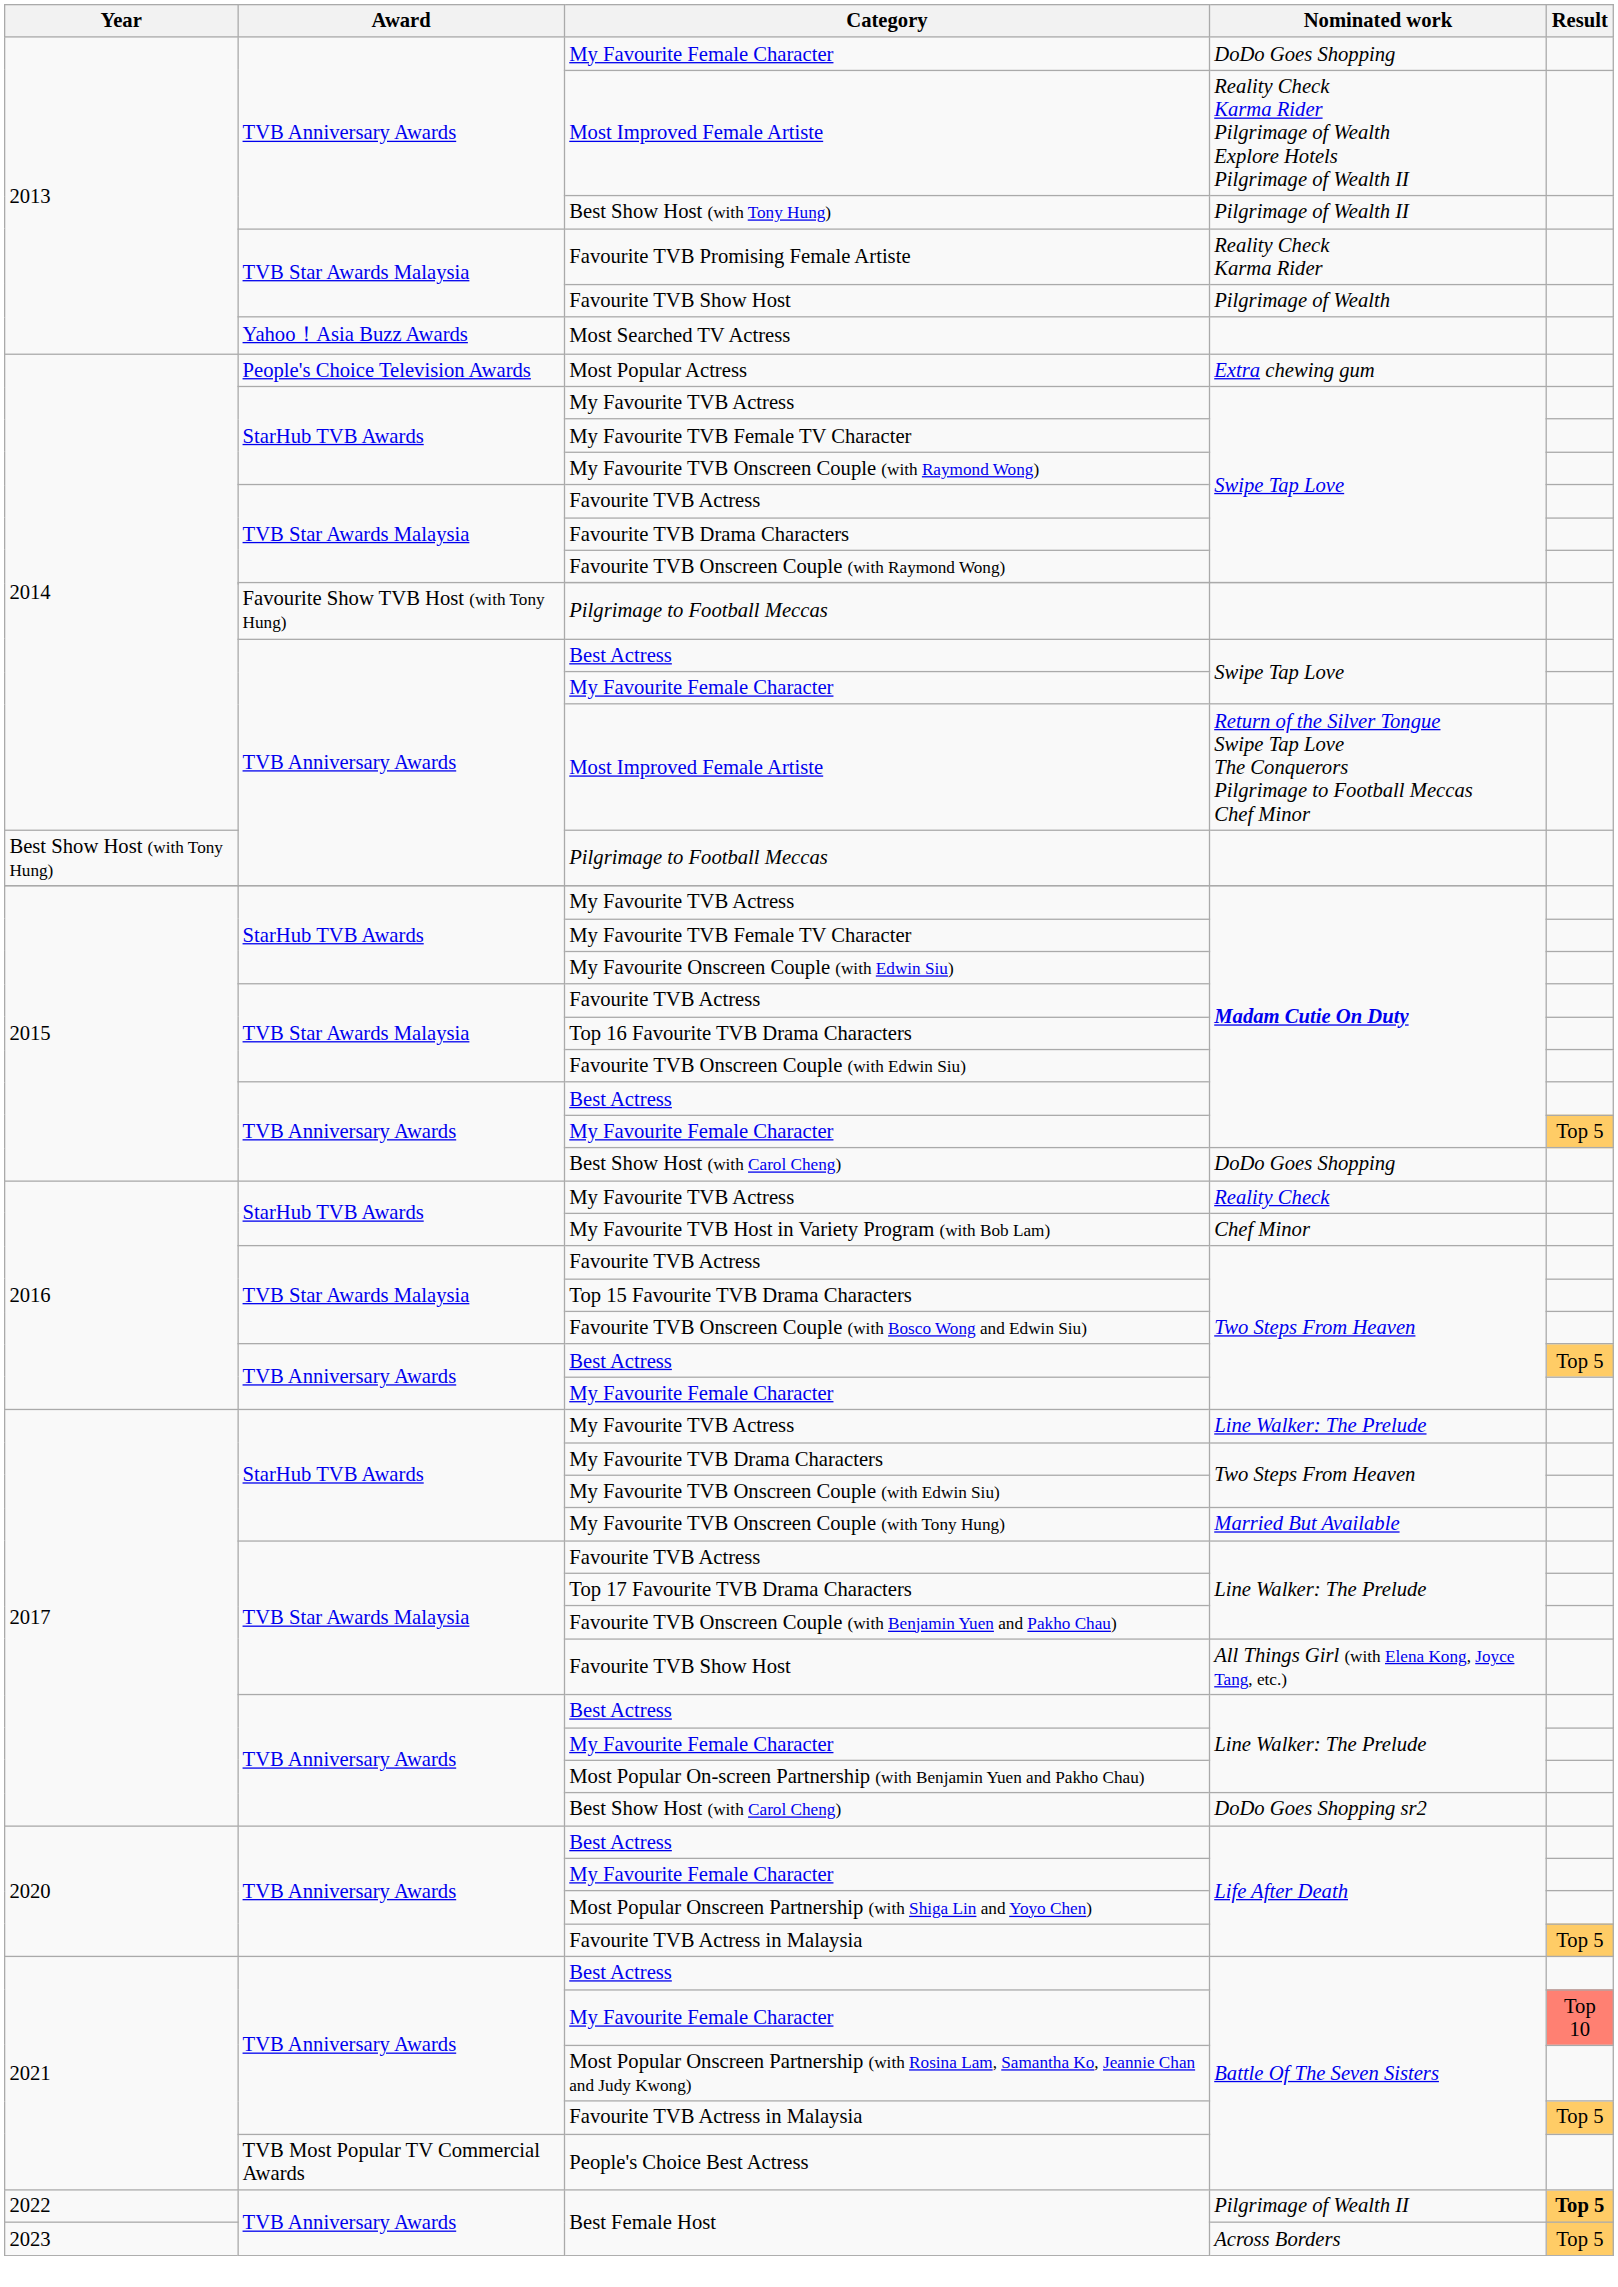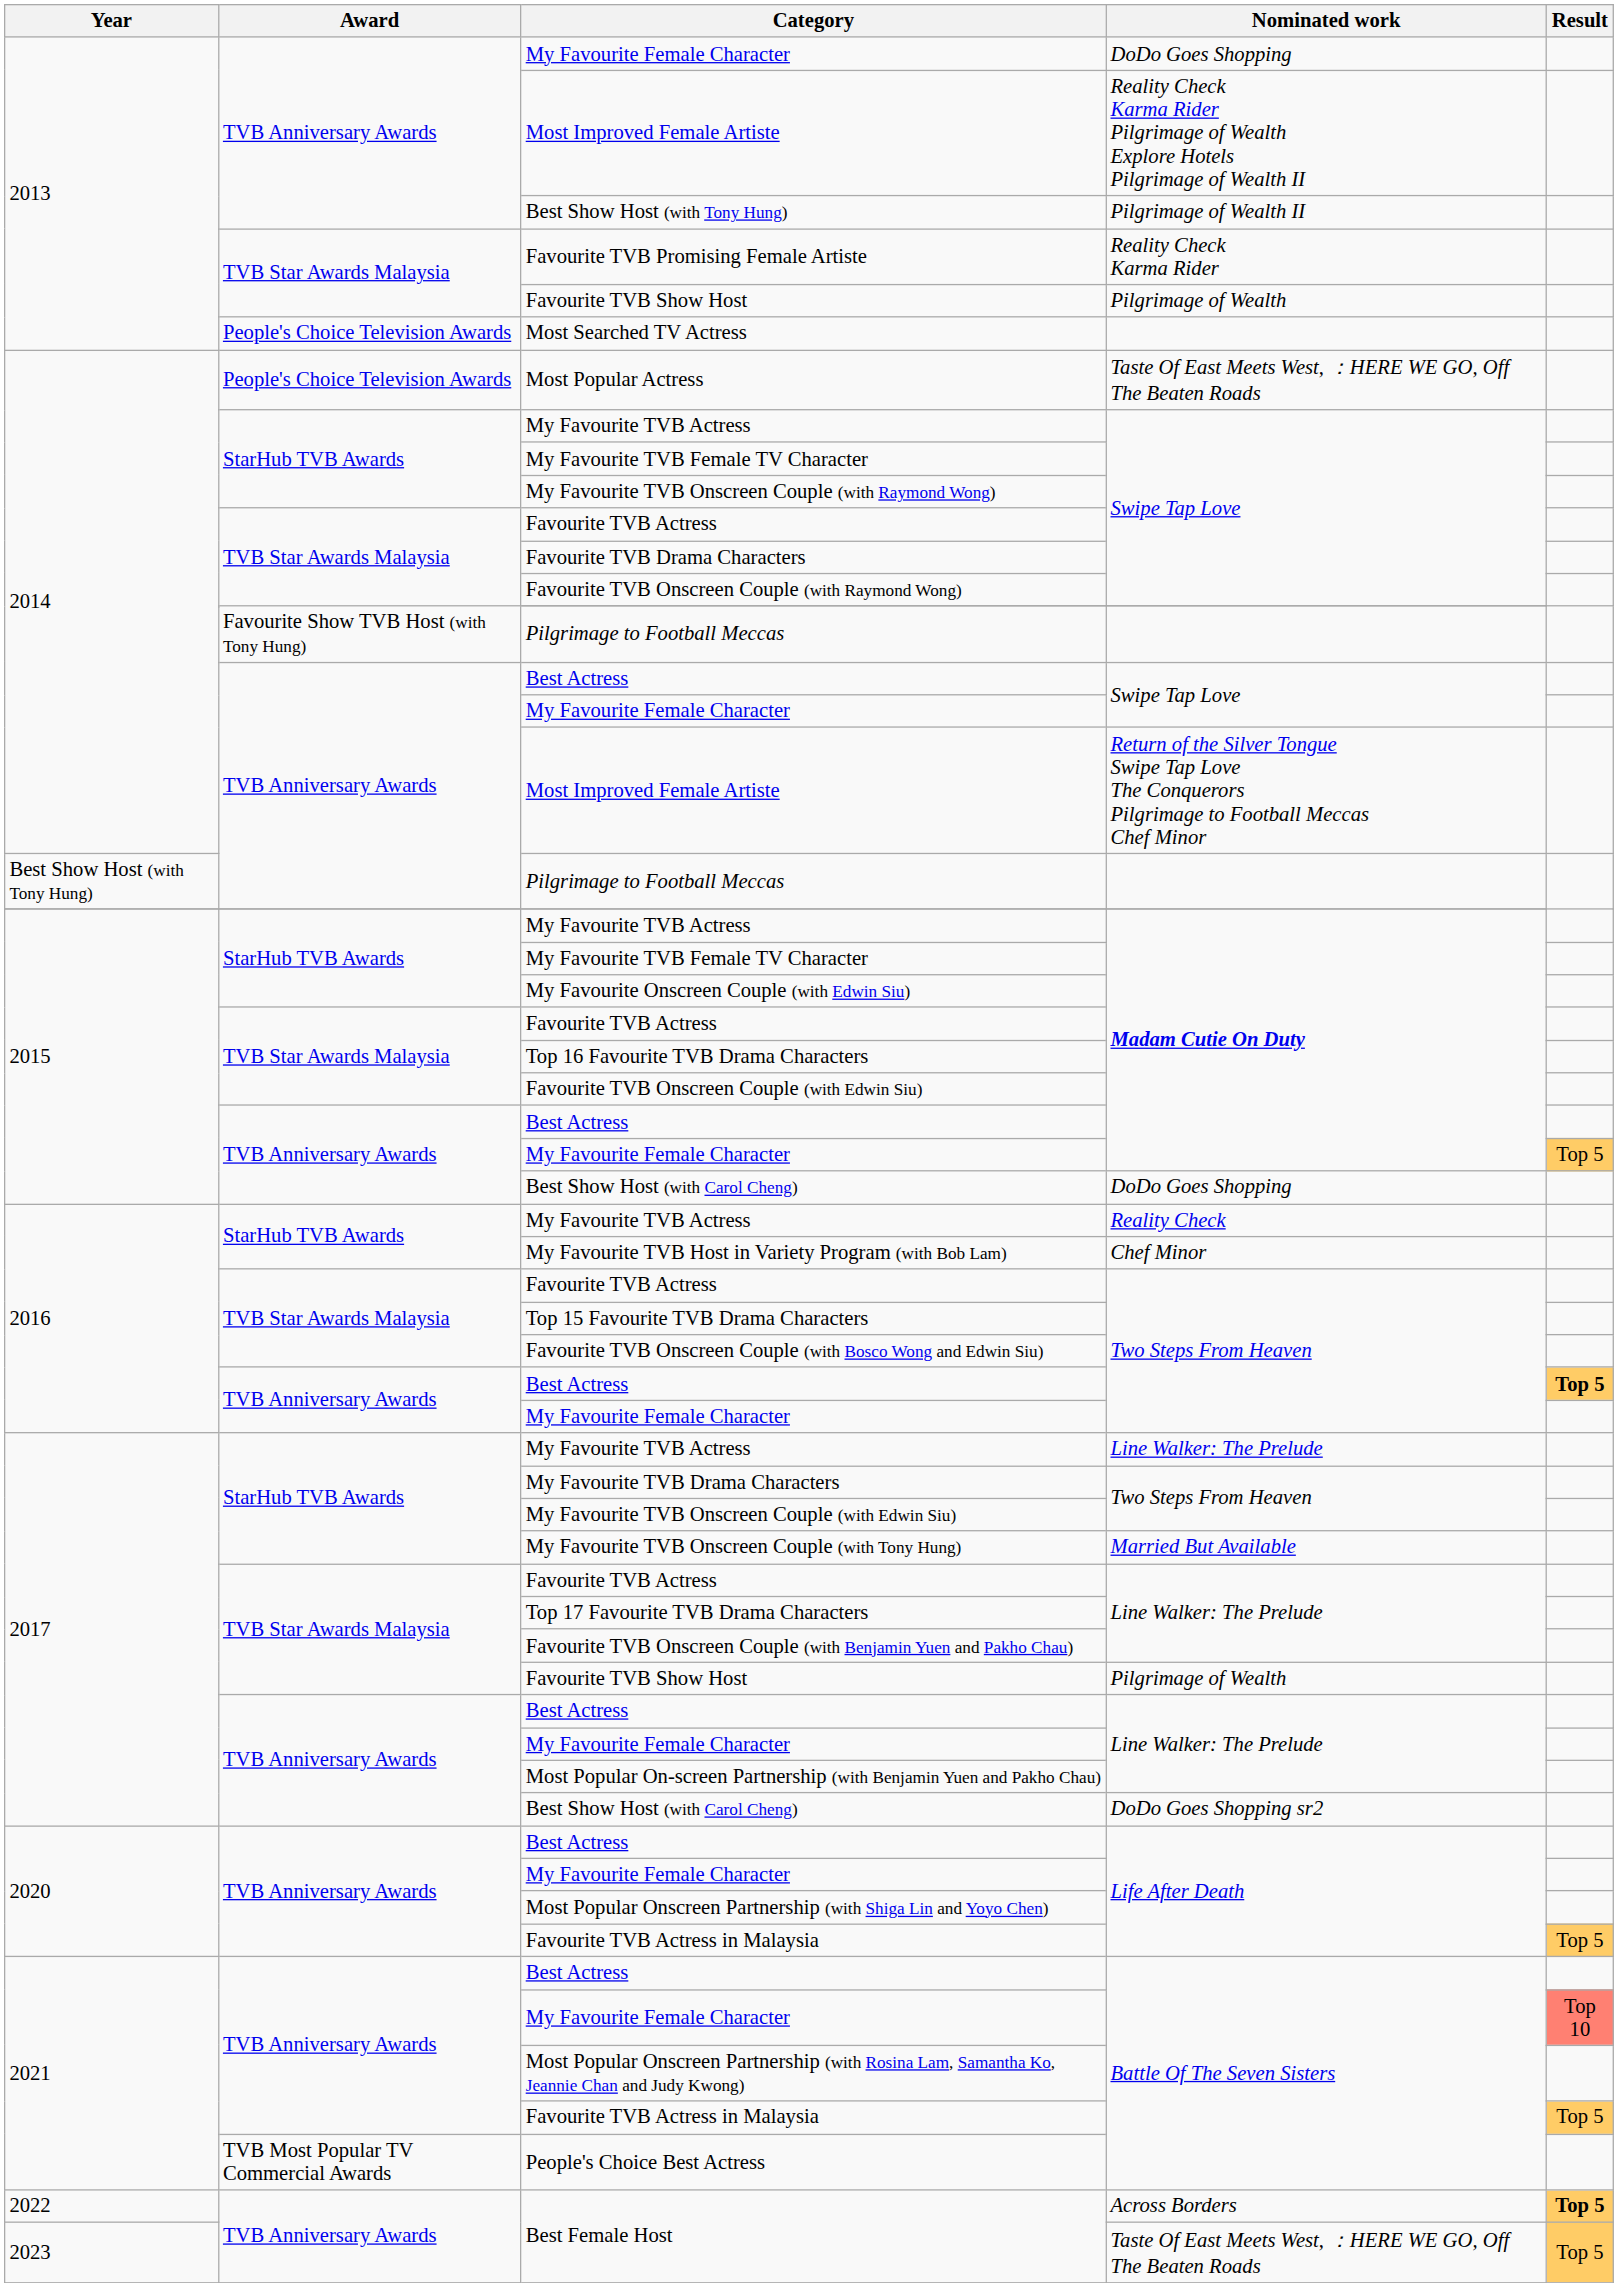(355, 334) Yahoo！Asia Buzz Awards -> (367, 333) People's Choice Television Awards
(1294, 369) Extra chewing gum -> (1310, 380) Taste Of East Meets West, ：HERE WE GO, Off The Beaten Roads
(1580, 1360) normal -> (1580, 1383) bold
(1364, 1666) All Things Girl (with Elena Kong, Joyce Tang, etc.) -> (1198, 1678) Pilgrimage of Wealth
(1312, 2206) Pilgrimage of Wealth II -> (1174, 2206) Across Borders
(1277, 2238) Across Borders -> (1310, 2253) Taste Of East Meets West, ：HERE WE GO, Off The Beaten Roads
